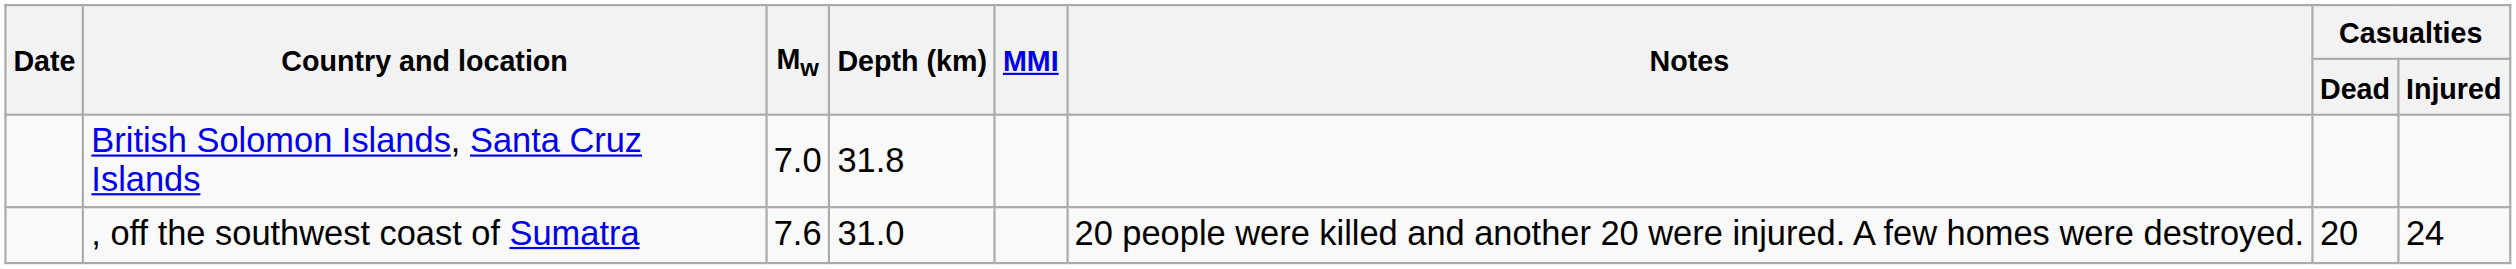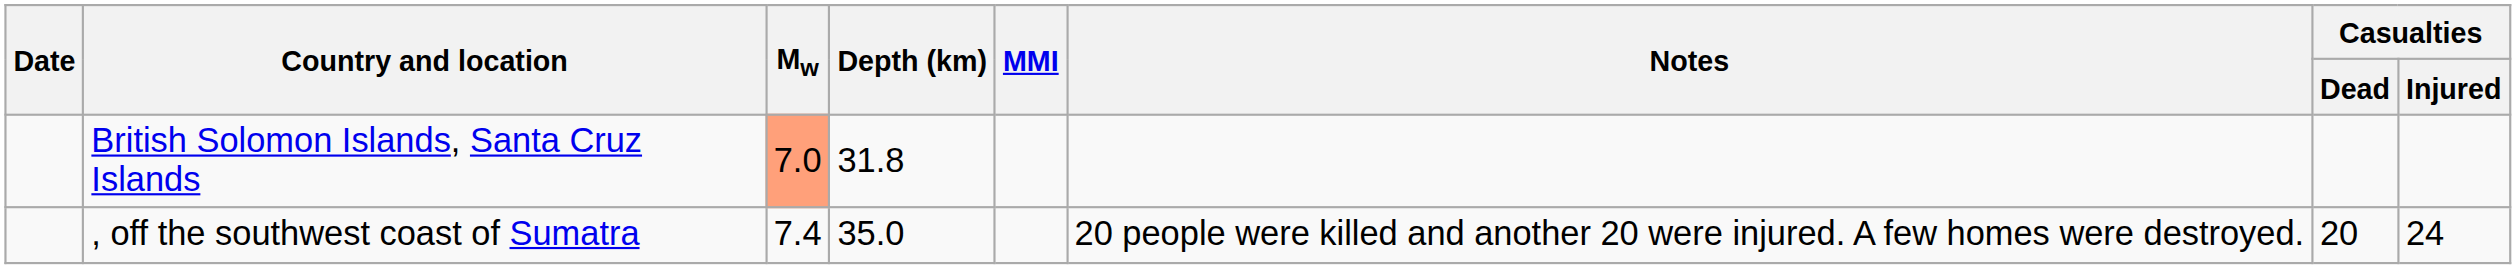(798, 160) no background -> (798, 160) lightsalmon background
(798, 234) 7.6 -> (798, 234) 7.4
(871, 234) 31.0 -> (871, 234) 35.0
